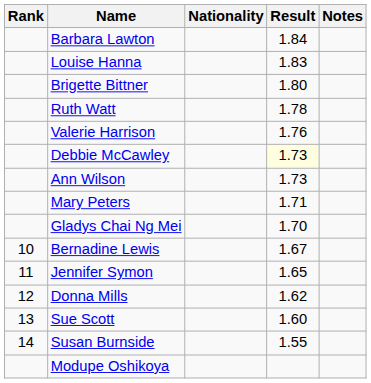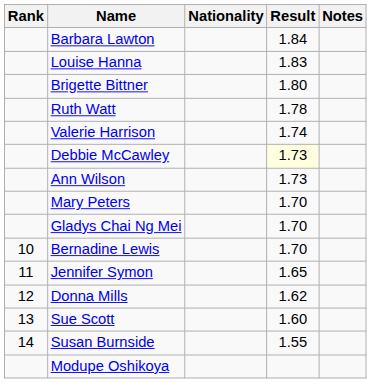(293, 132) 1.76 -> (293, 132) 1.74
(293, 202) 1.71 -> (293, 202) 1.70
(293, 249) 1.67 -> (293, 249) 1.70
